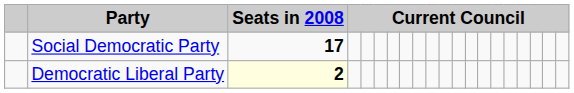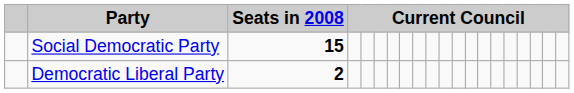(334, 46) 17 -> (334, 46) 15
(339, 74) lightyellow background -> (339, 74) no background
